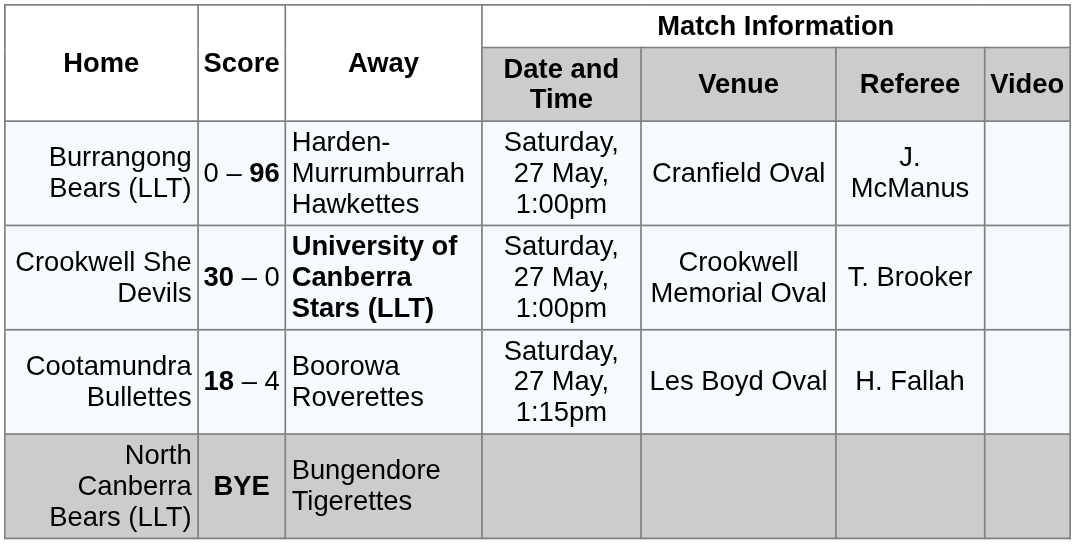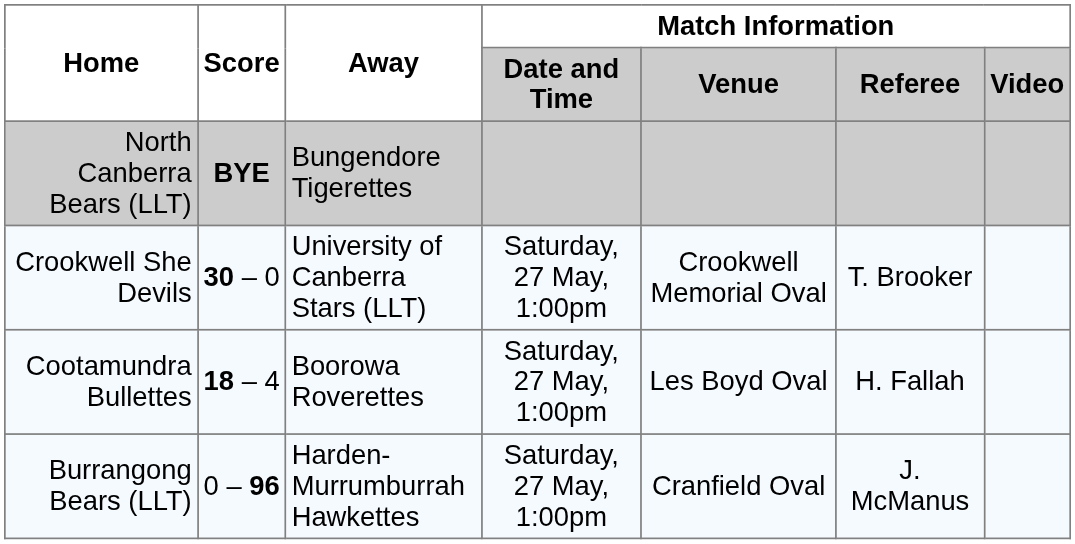rows swapped: (120, 172) <-> (120, 485)
(374, 277) bold -> (367, 277) normal
(561, 381) Saturday, 27 May, 1:15pm -> (561, 381) Saturday, 27 May, 1:00pm
